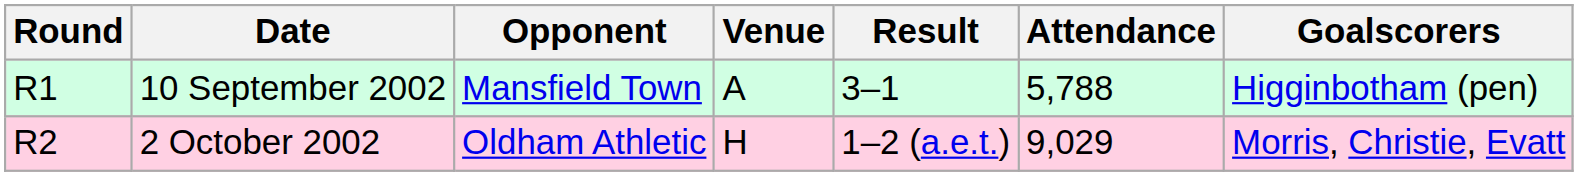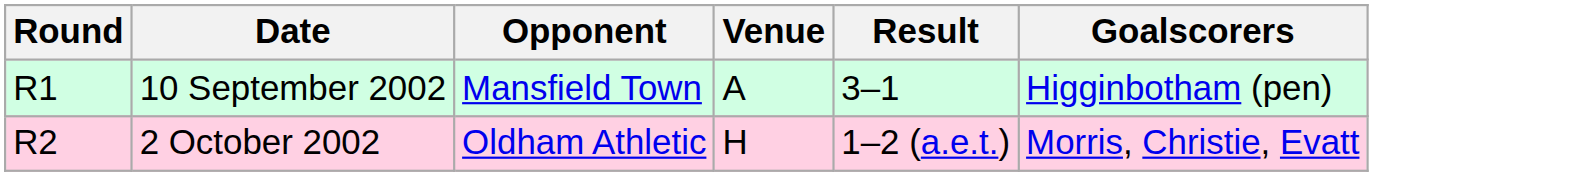- column: (1121, 32)
